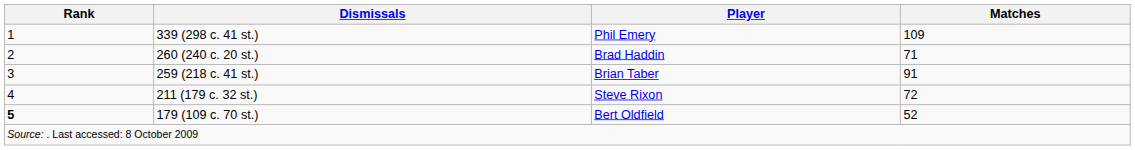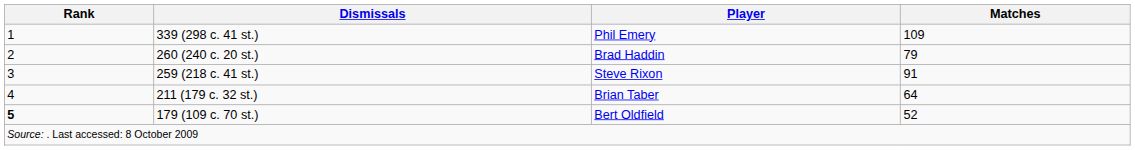(911, 54) 71 -> (911, 54) 79
(626, 74) Brian Taber -> (628, 74) Steve Rixon
(628, 94) Steve Rixon -> (626, 94) Brian Taber
(911, 94) 72 -> (911, 94) 64
